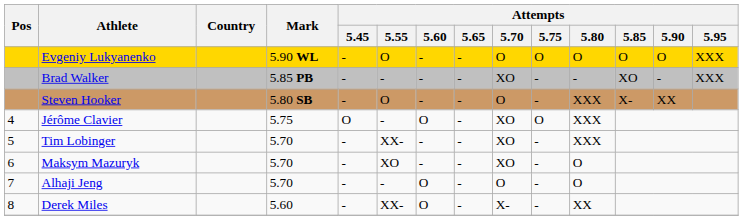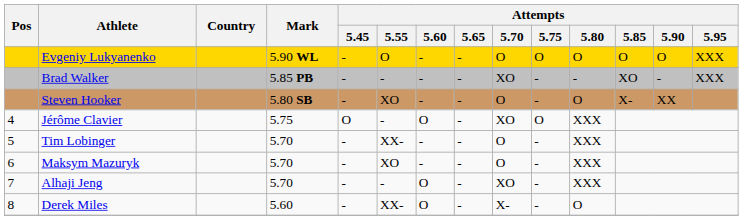(385, 99) O -> (390, 99) XO
(587, 99) XXX -> (577, 99) O
(505, 141) XO -> (501, 141) O
(505, 162) XO -> (501, 162) O
(577, 162) O -> (587, 162) XXX
(501, 183) O -> (505, 183) XO
(577, 183) O -> (587, 183) XXX
(582, 204) XX -> (577, 204) O
